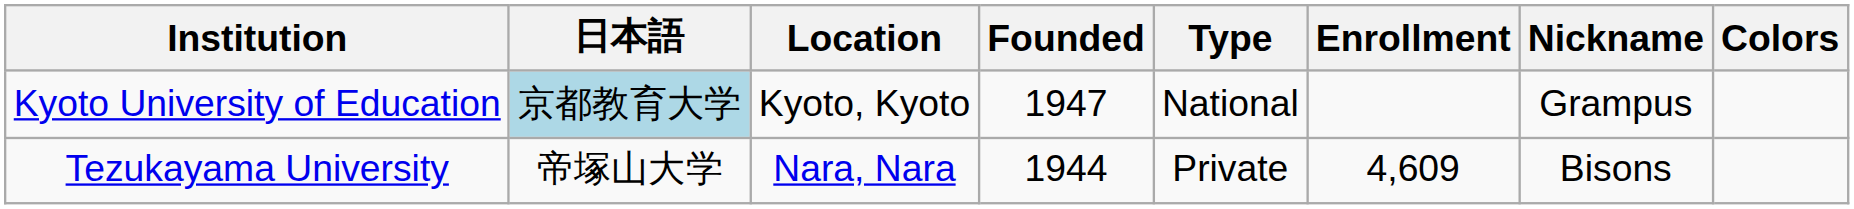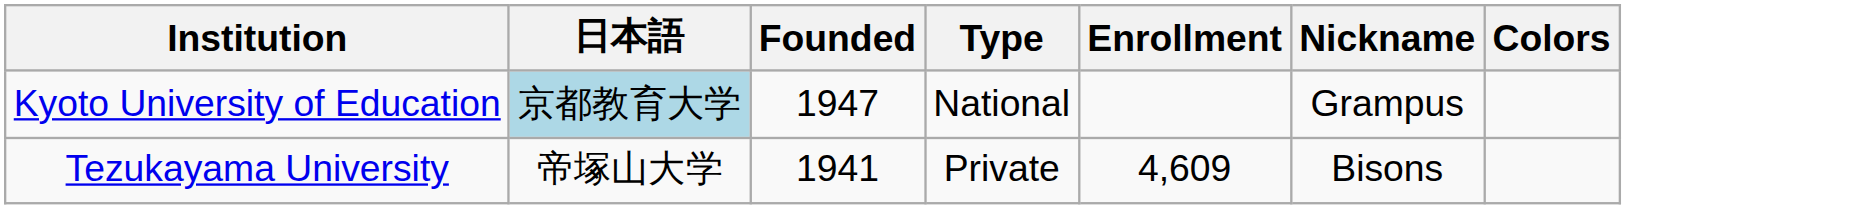- column: (864, 37)
(1066, 169) 1944 -> (837, 169) 1941
